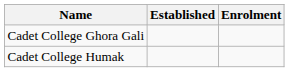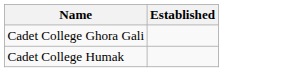- column: (251, 14)
